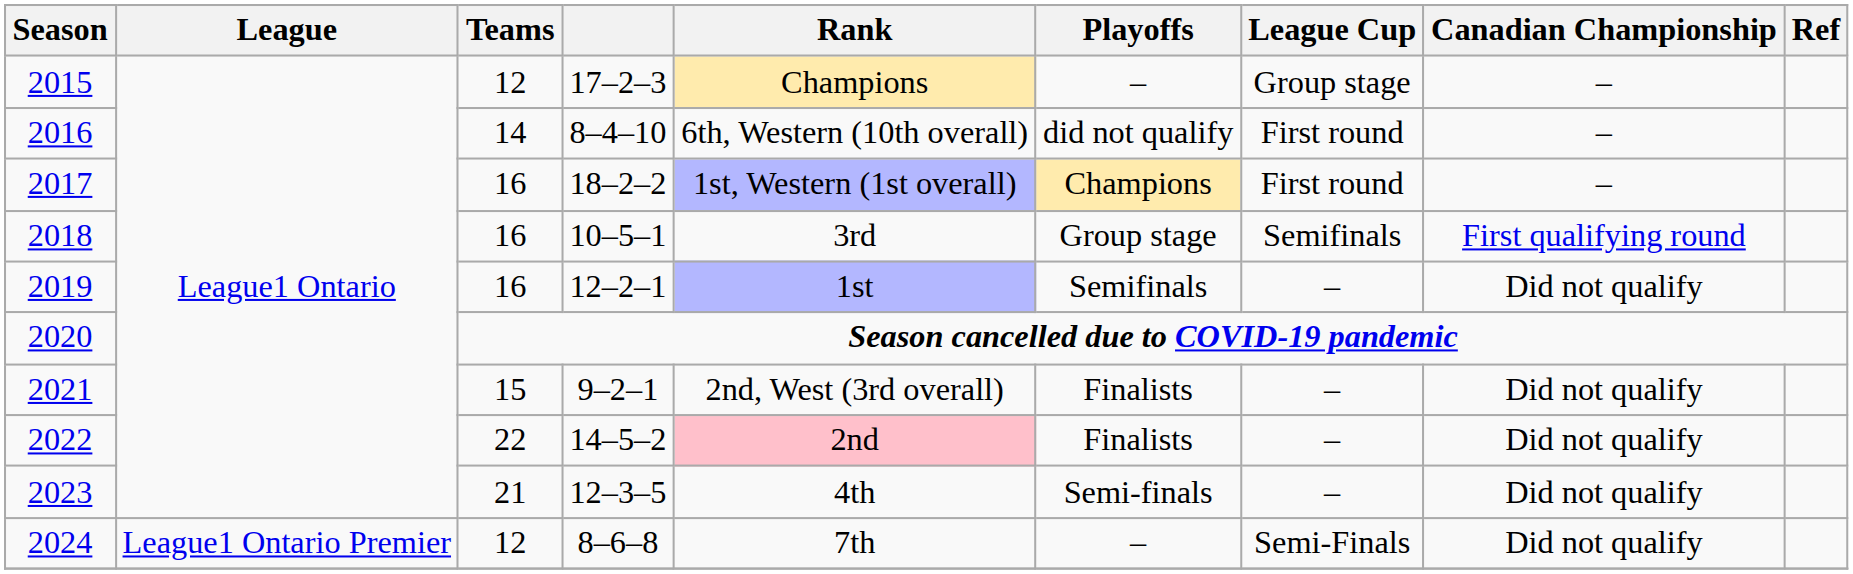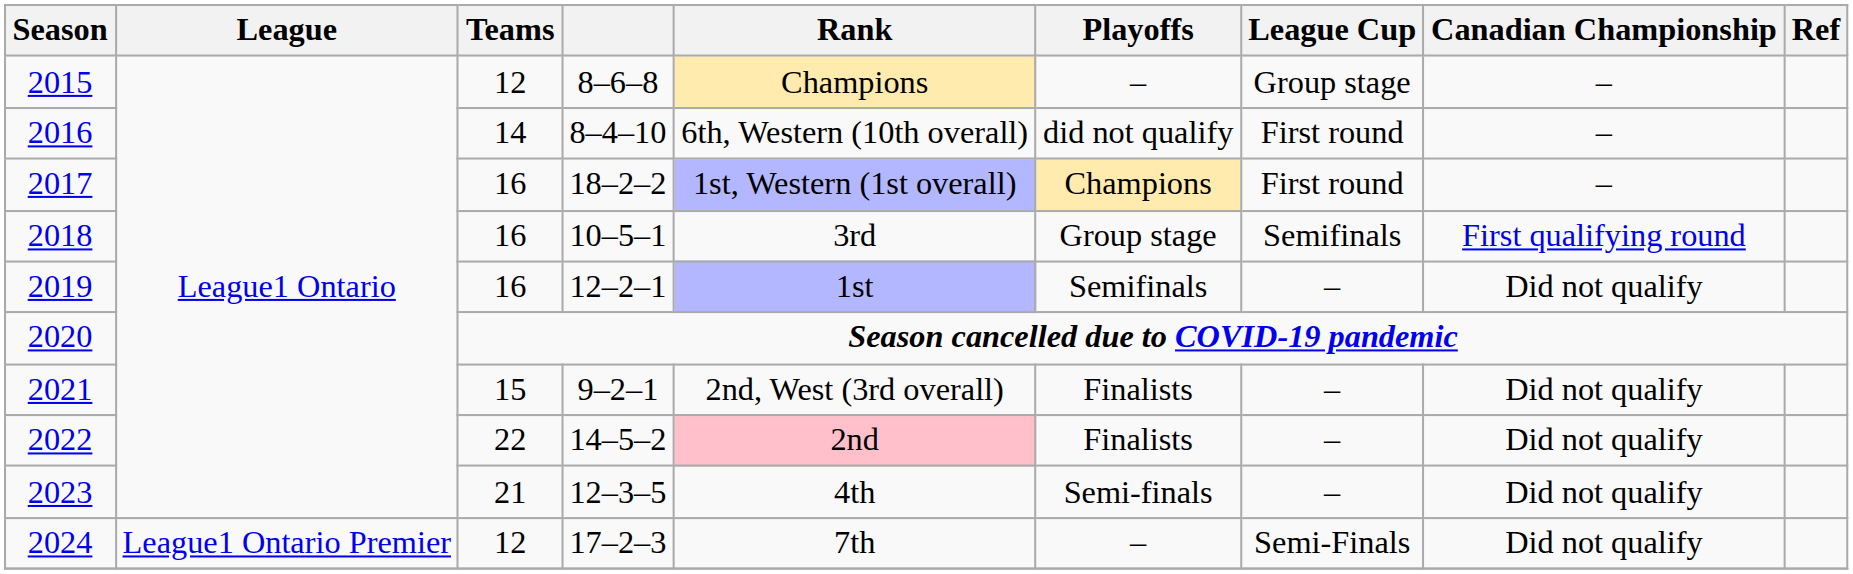(618, 81) 17–2–3 -> (618, 81) 8–6–8
(618, 542) 8–6–8 -> (618, 542) 17–2–3
